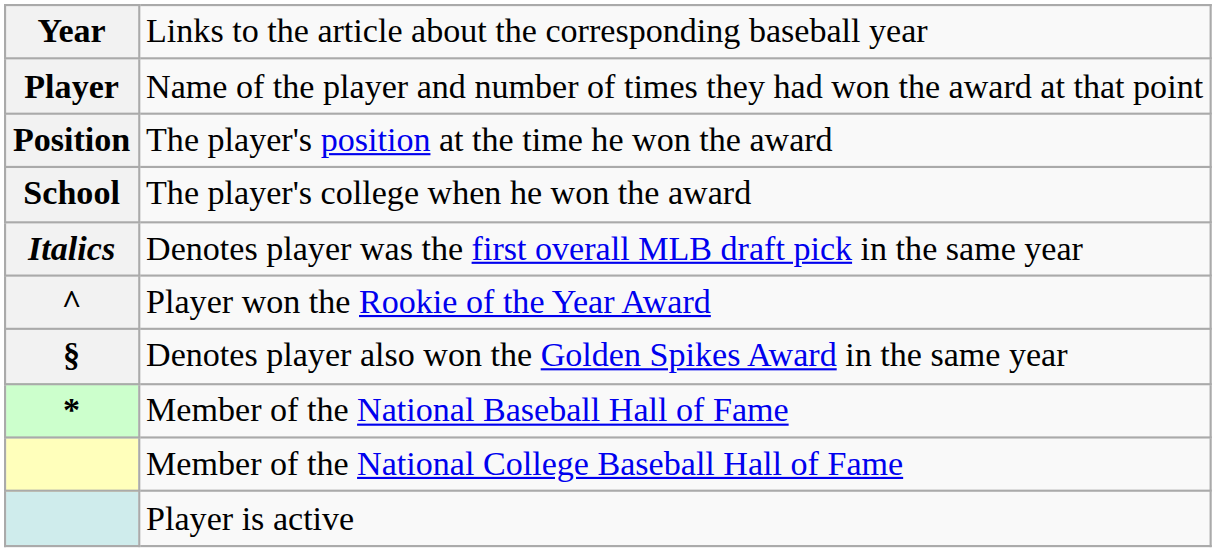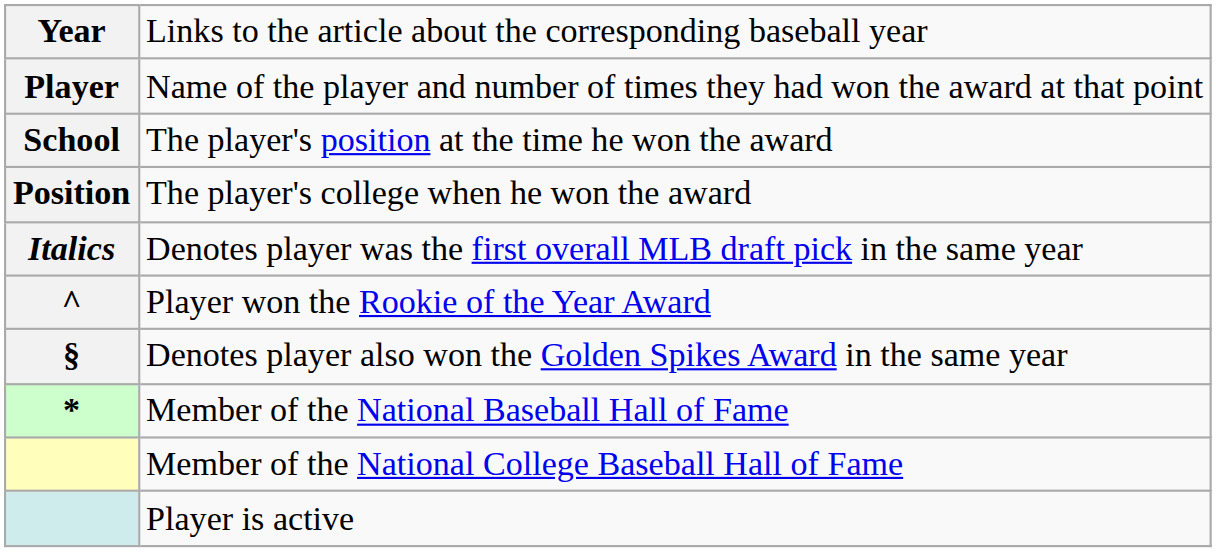(72, 139) Position -> (72, 139) School
(72, 193) School -> (72, 193) Position
